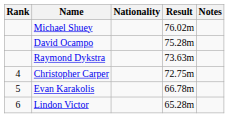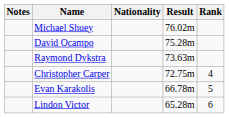columns swapped: (18, 12) <-> (210, 12)
